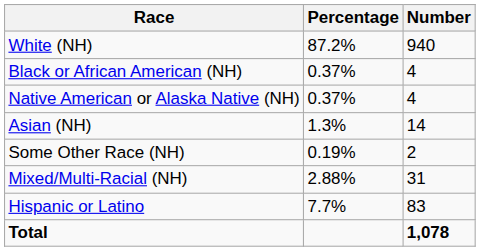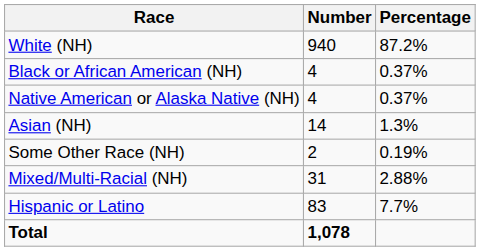columns swapped: (439, 17) <-> (353, 17)
